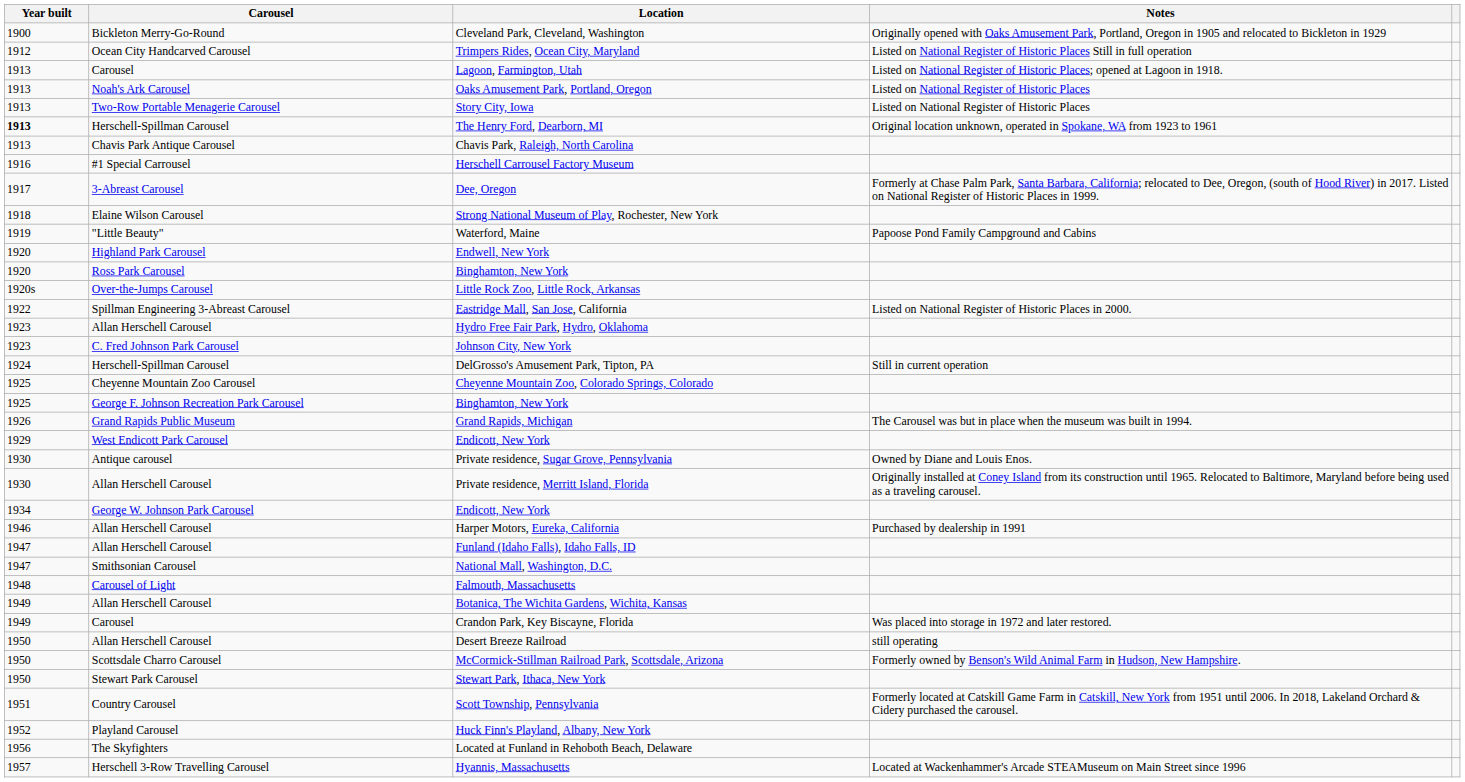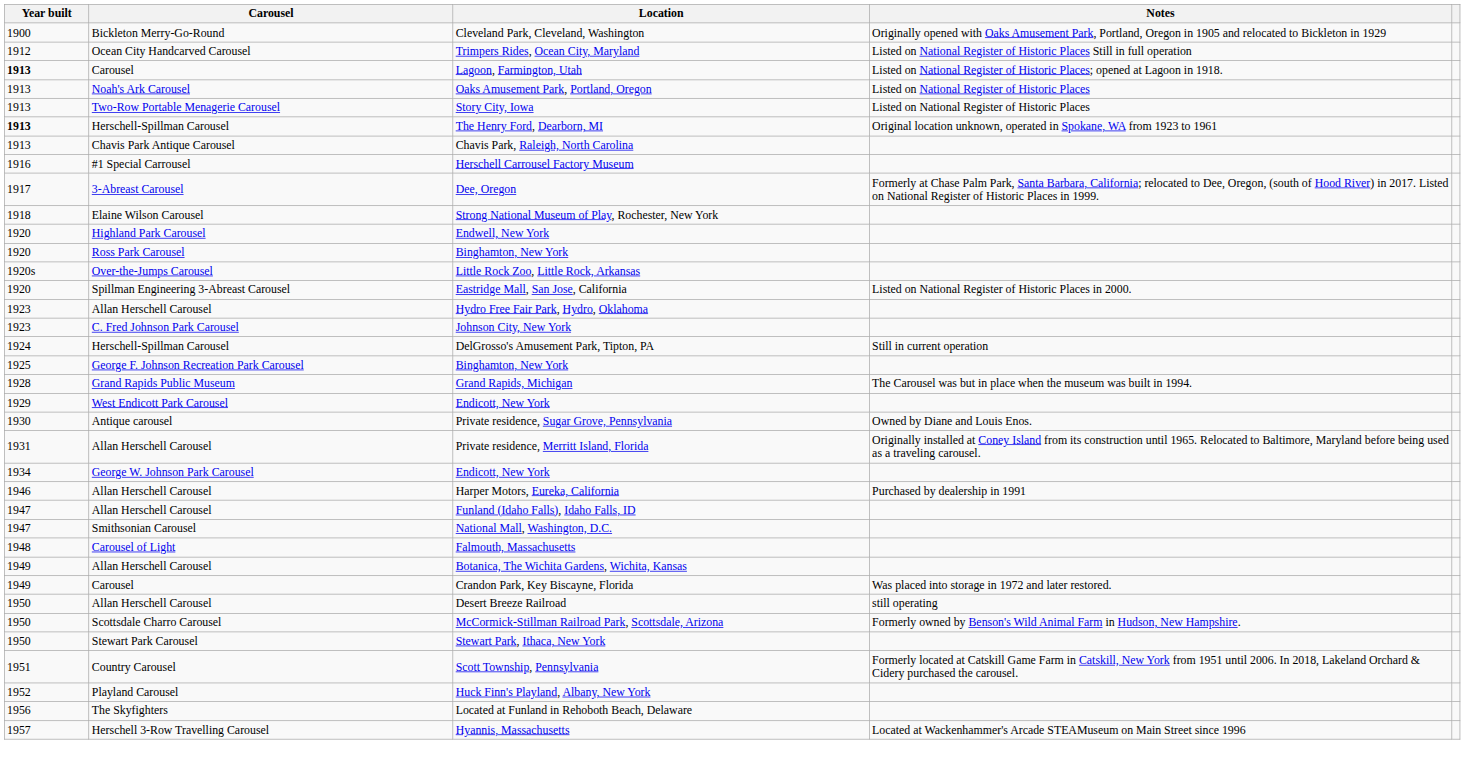(19, 70) normal -> (19, 70) bold
- row: (128, 233)
(19, 308) 1922 -> (19, 290) 1920
- row: (174, 383)
(19, 421) 1926 -> (19, 383) 1928
(19, 484) 1930 -> (19, 446) 1931
